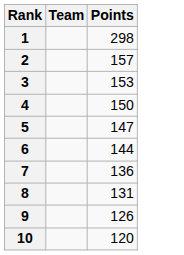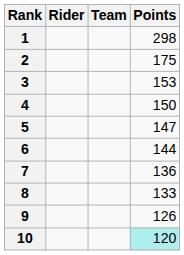+ column: (67, 15)
(122, 60) 157 -> (165, 60) 175
(122, 194) 131 -> (165, 194) 133
(122, 238) no background -> (165, 238) paleturquoise background
